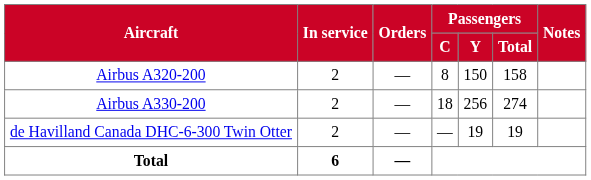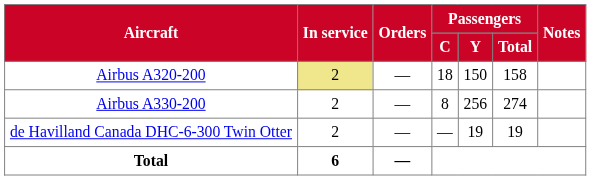(335, 75) no background -> (335, 75) khaki background
(445, 75) 8 -> (445, 75) 18
(445, 103) 18 -> (445, 103) 8
